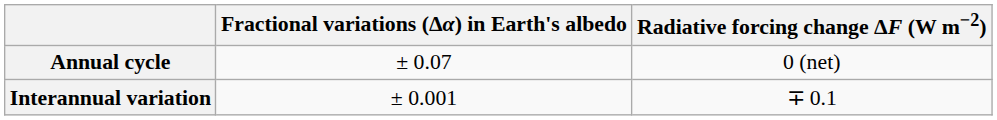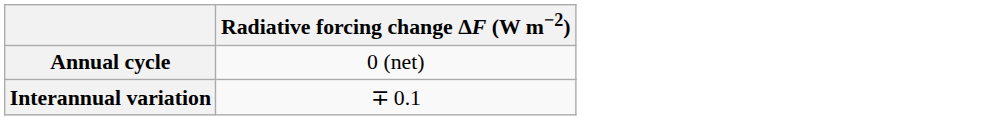- column: (424, 24)
